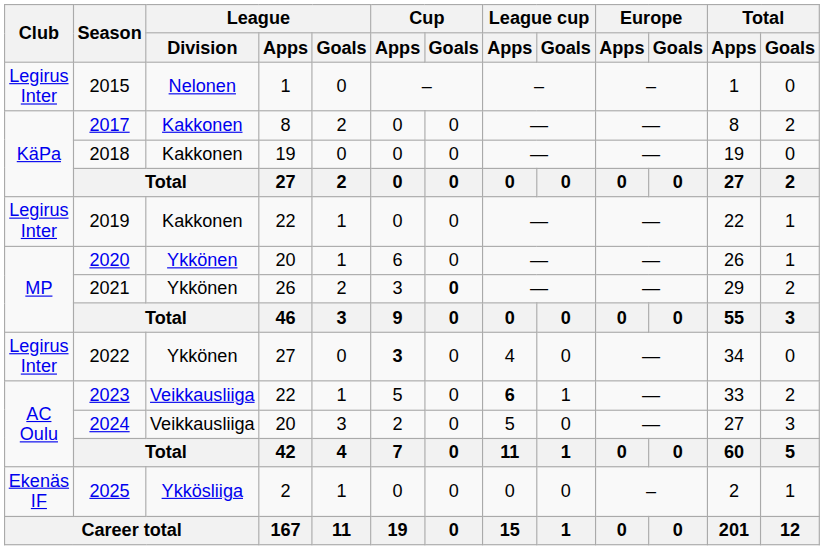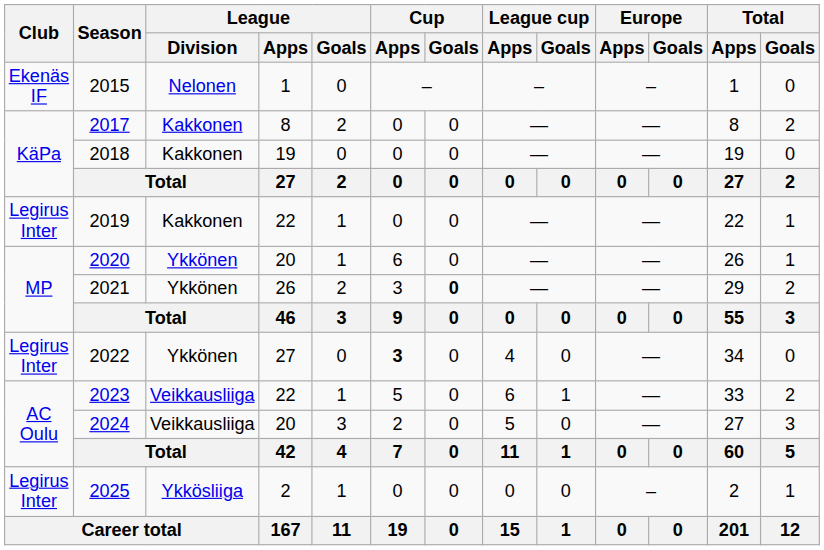(39, 86) Legirus Inter -> (39, 86) Ekenäs IF
(510, 395) bold -> (510, 395) normal
(39, 491) Ekenäs IF -> (39, 491) Legirus Inter
